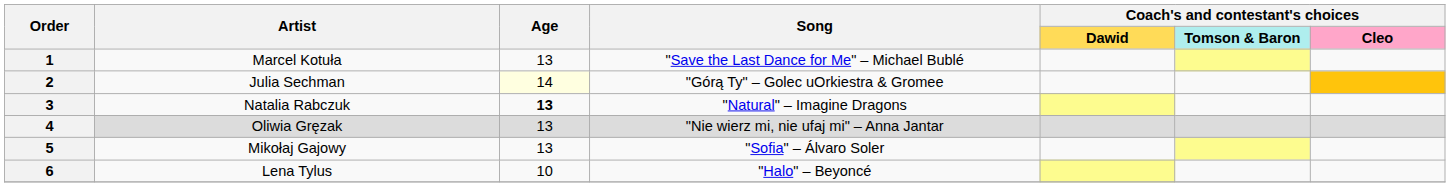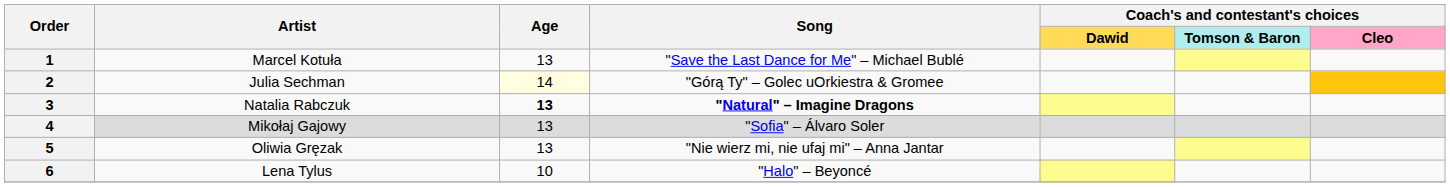(815, 104) normal -> (815, 104) bold
(297, 126) Oliwia Gręzak -> (297, 126) Mikołaj Gajowy
(815, 126) "Nie wierz mi, nie ufaj mi" – Anna Jantar -> (815, 126) "Sofia" – Álvaro Soler
(297, 149) Mikołaj Gajowy -> (297, 149) Oliwia Gręzak
(815, 149) "Sofia" – Álvaro Soler -> (815, 149) "Nie wierz mi, nie ufaj mi" – Anna Jantar
